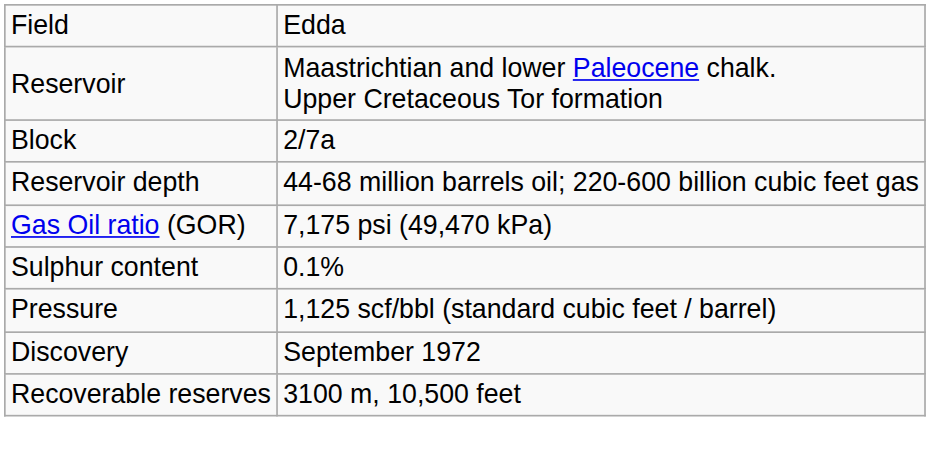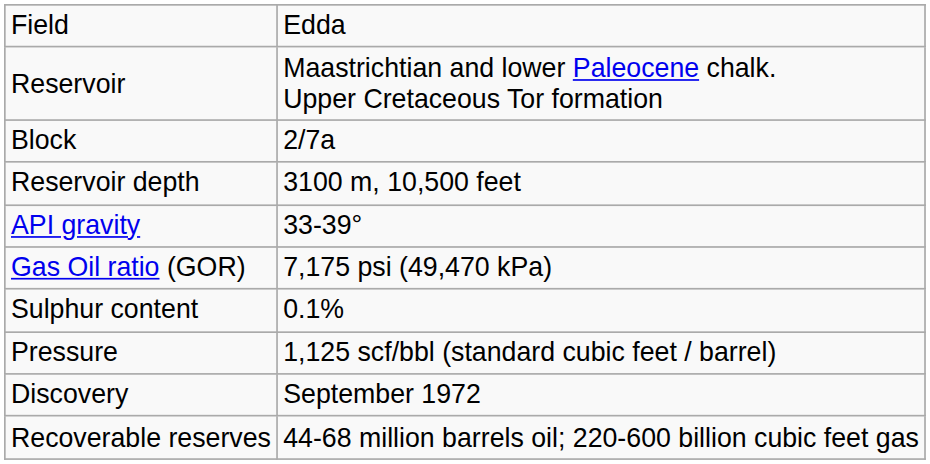(601, 182) 44-68 million barrels oil; 220-600 billion cubic feet gas -> (402, 182) 3100 m, 10,500 feet
+ row: (76, 225)
(402, 394) 3100 m, 10,500 feet -> (601, 437) 44-68 million barrels oil; 220-600 billion cubic feet gas
